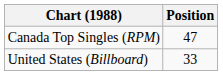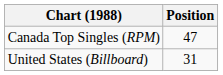(190, 59) 33 -> (190, 59) 31
